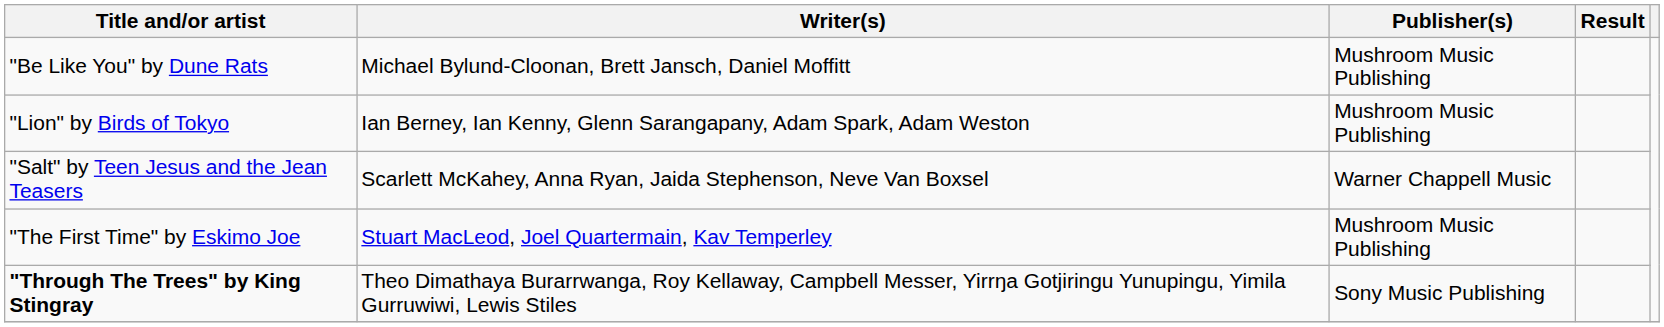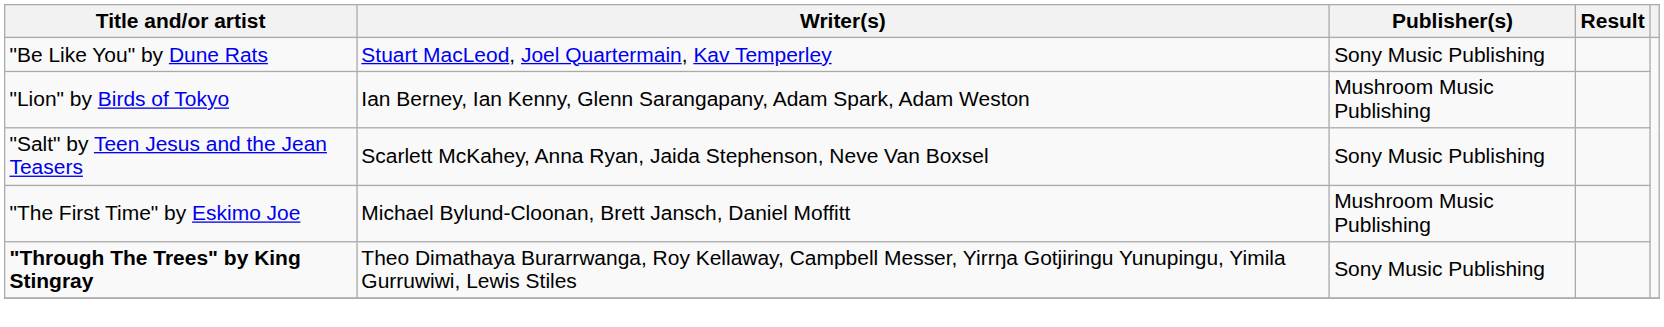(606, 66) Michael Bylund-Cloonan, Brett Jansch, Daniel Moffitt -> (596, 54) Stuart MacLeod, Joel Quartermain, Kav Temperley
(1414, 66) Mushroom Music Publishing -> (1440, 54) Sony Music Publishing
(1443, 179) Warner Chappell Music -> (1440, 156) Sony Music Publishing
(596, 236) Stuart MacLeod, Joel Quartermain, Kav Temperley -> (606, 213) Michael Bylund-Cloonan, Brett Jansch, Daniel Moffitt
